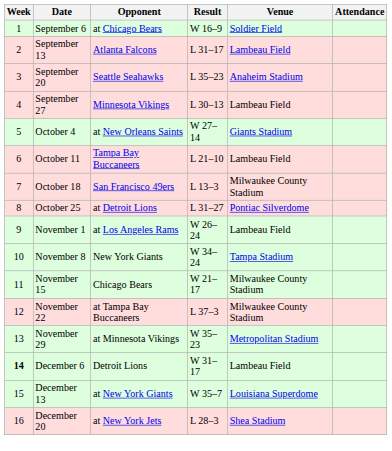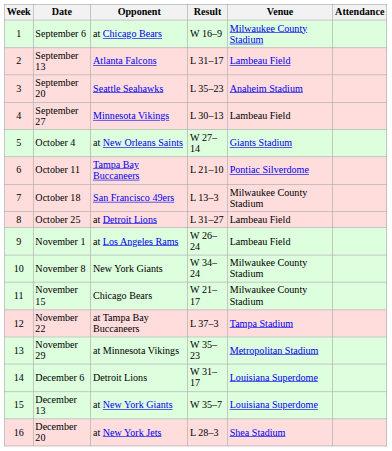(256, 28) Soldier Field -> (268, 34) Milwaukee County Stadium
(260, 159) Lambeau Field -> (269, 170) Pontiac Silverdome
(269, 208) Pontiac Silverdome -> (260, 219) Lambeau Field
(261, 257) Tampa Stadium -> (268, 268) Milwaukee County Stadium
(268, 312) Milwaukee County Stadium -> (261, 323) Tampa Stadium
(19, 366) bold -> (19, 378) normal
(260, 366) Lambeau Field -> (274, 378) Louisiana Superdome
